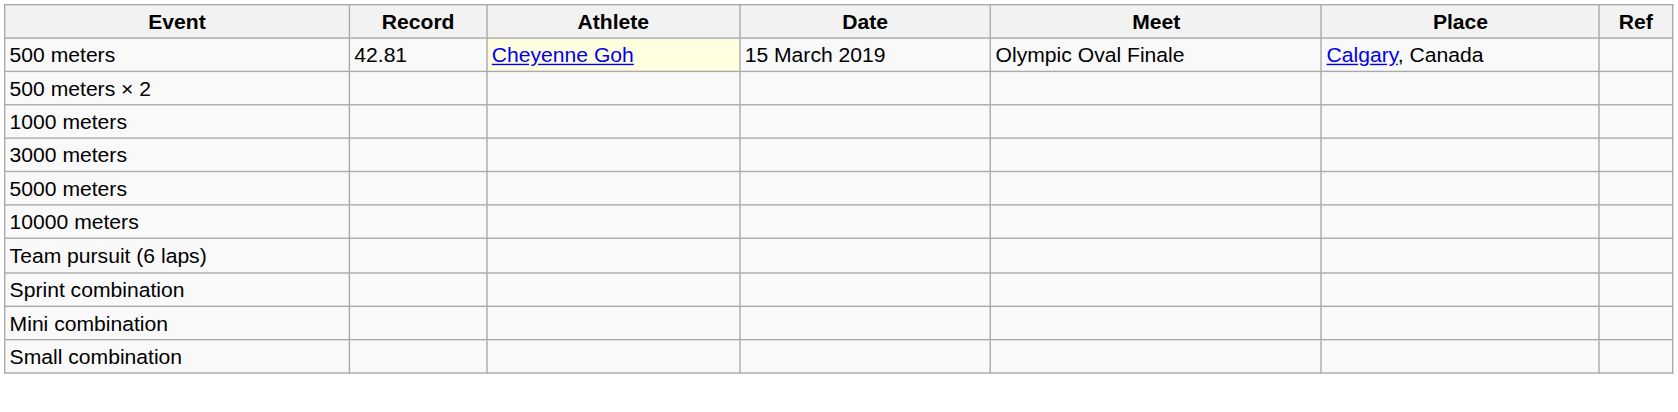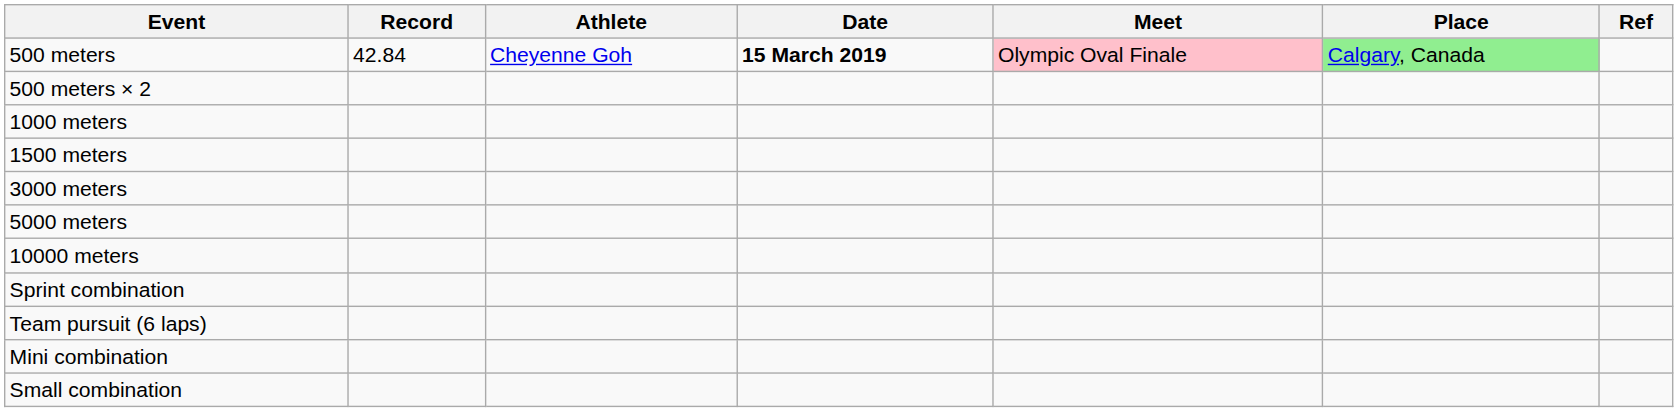(381, 55) 42.81 -> (379, 55) 42.84
(563, 55) lightyellow background -> (561, 55) no background
(815, 55) normal -> (814, 55) bold
(1090, 55) no background -> (1092, 55) pink background
(1405, 55) no background -> (1406, 55) lightgreen background
+ row: (68, 155)
rows swapped: (108, 256) <-> (97, 289)
